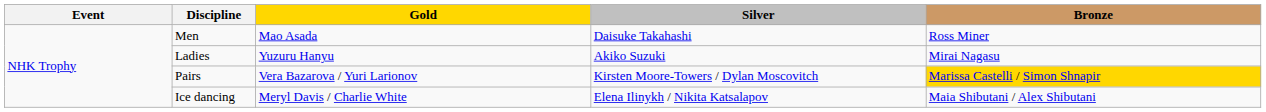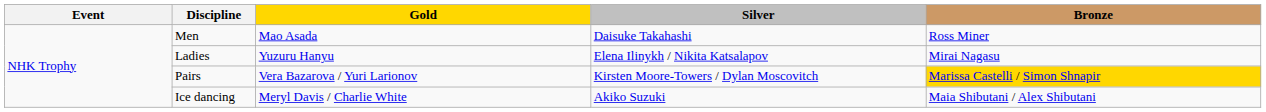(630, 55) Akiko Suzuki -> (681, 55) Elena Ilinykh / Nikita Katsalapov
(681, 96) Elena Ilinykh / Nikita Katsalapov -> (630, 96) Akiko Suzuki
